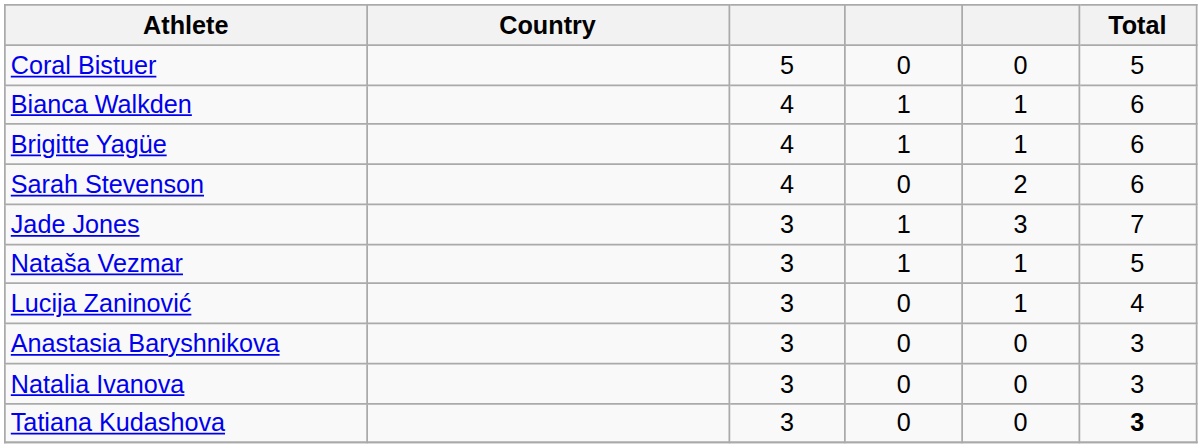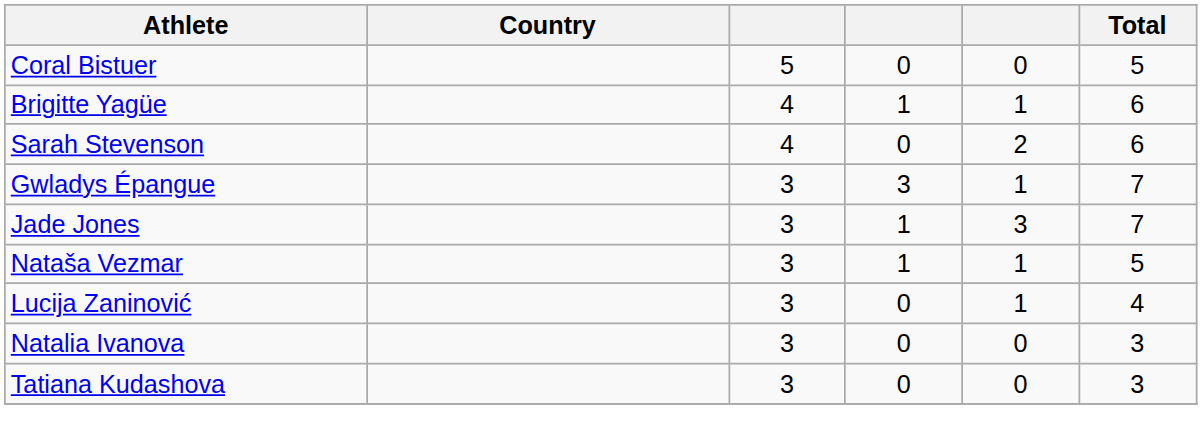- row: (101, 105)
+ row: (113, 184)
- row: (145, 344)
(1137, 423) bold -> (1137, 383) normal
